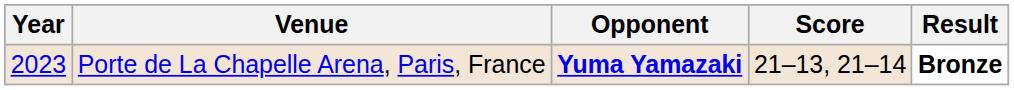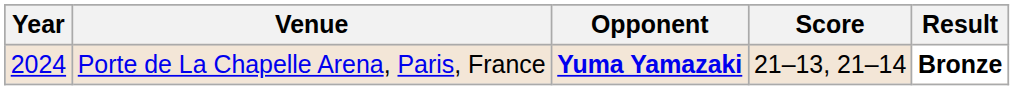(38, 64) 2023 -> (38, 64) 2024
